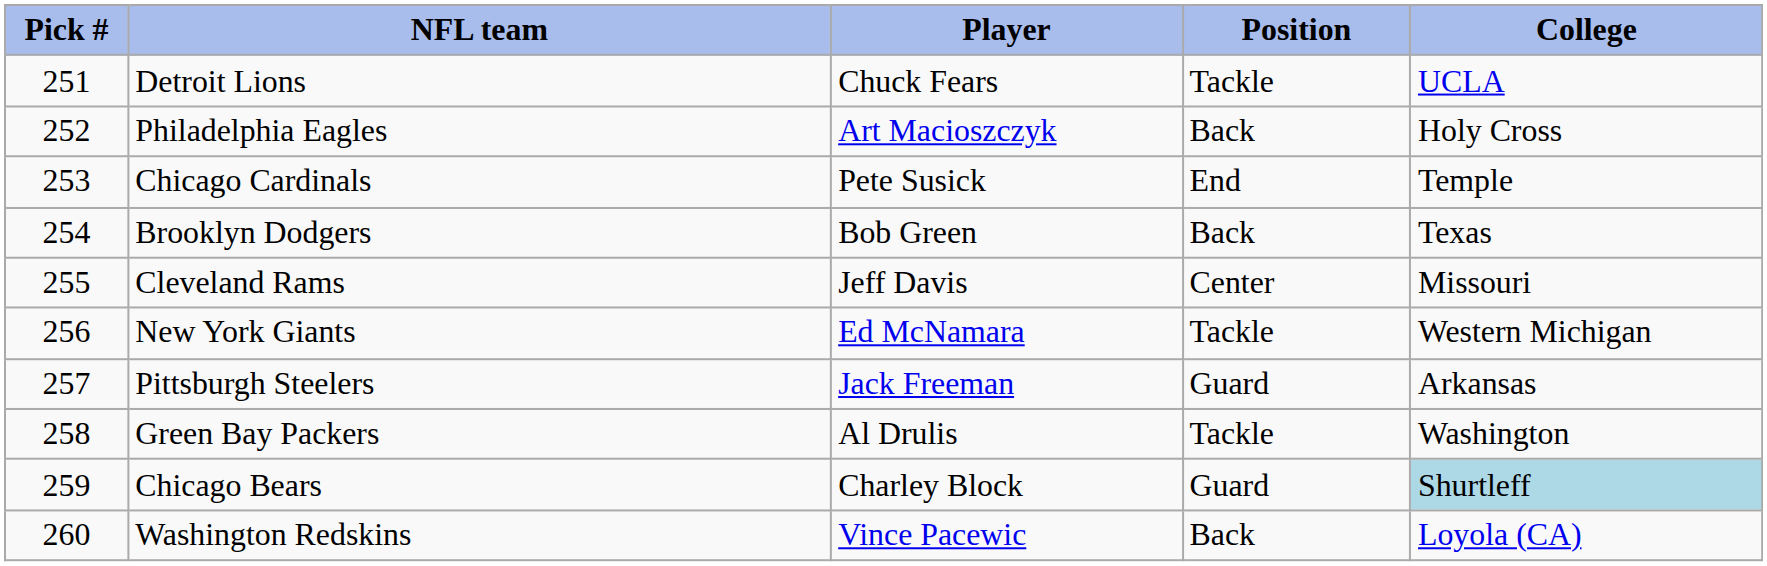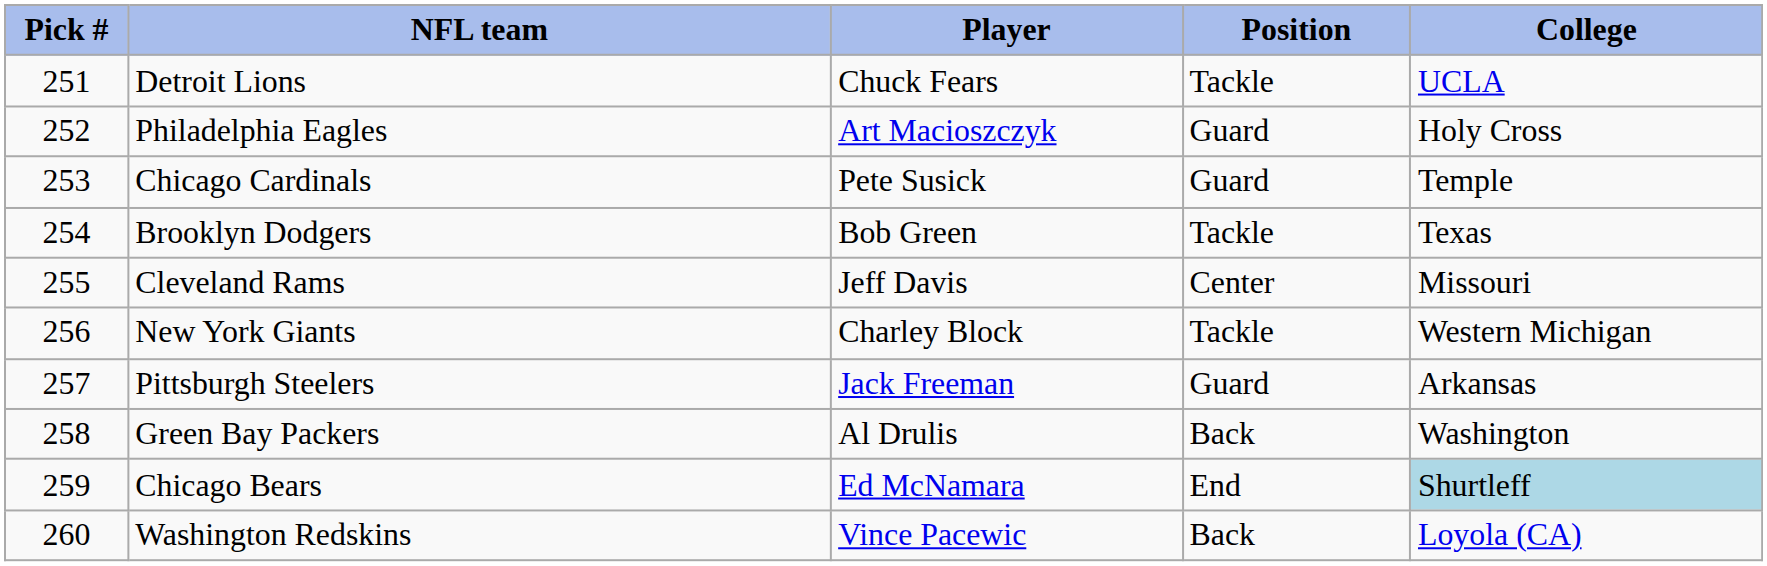(1222, 130) Back -> (1229, 130) Guard
(1215, 181) End -> (1229, 181) Guard
(1222, 231) Back -> (1232, 231) Tackle
(931, 332) Ed McNamara -> (931, 332) Charley Block
(1232, 433) Tackle -> (1222, 433) Back
(931, 484) Charley Block -> (931, 484) Ed McNamara
(1229, 484) Guard -> (1215, 484) End
